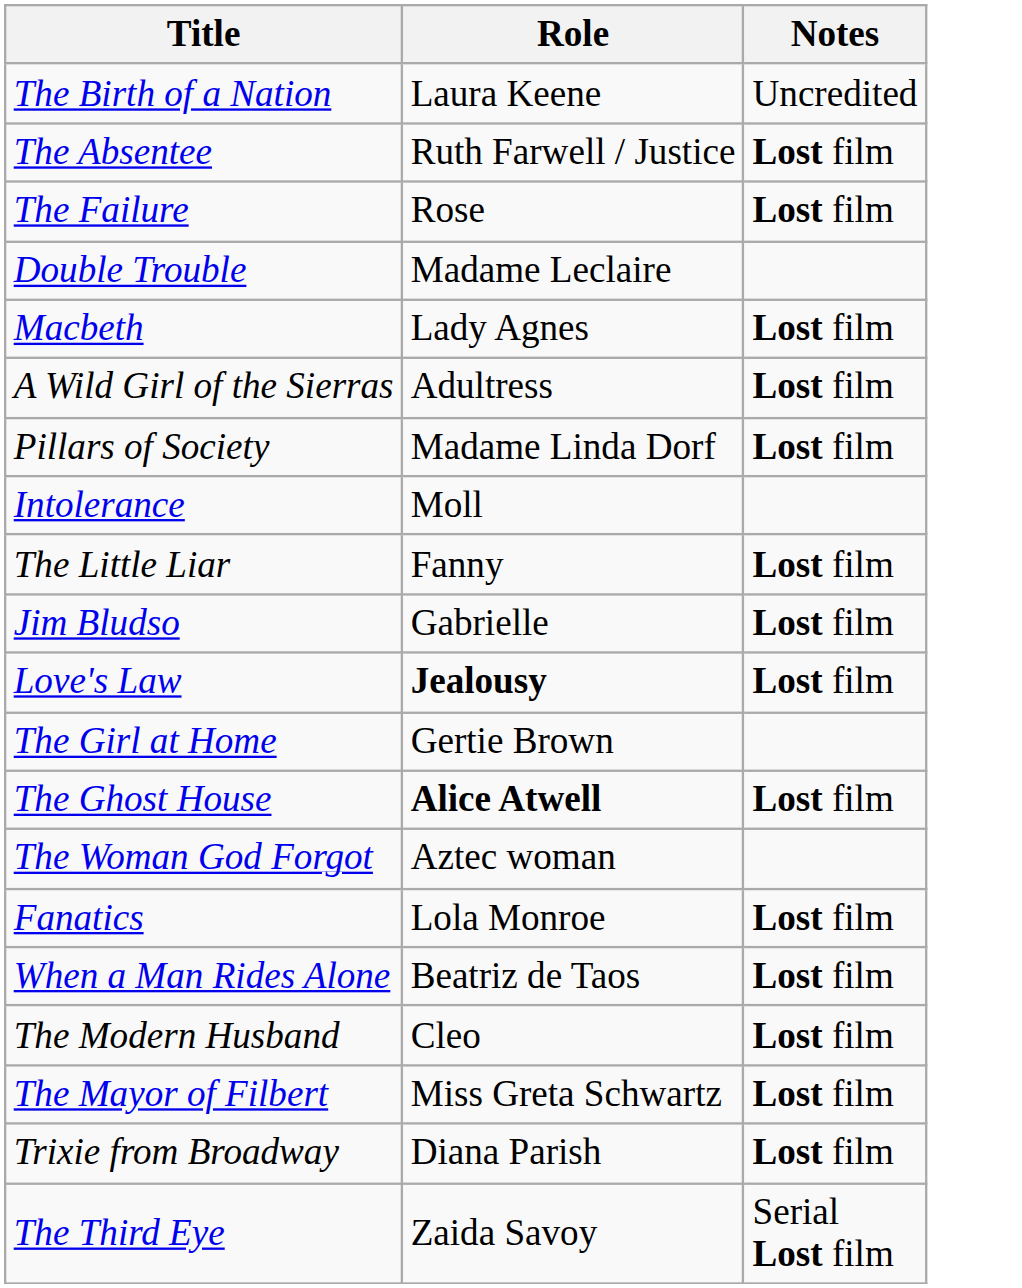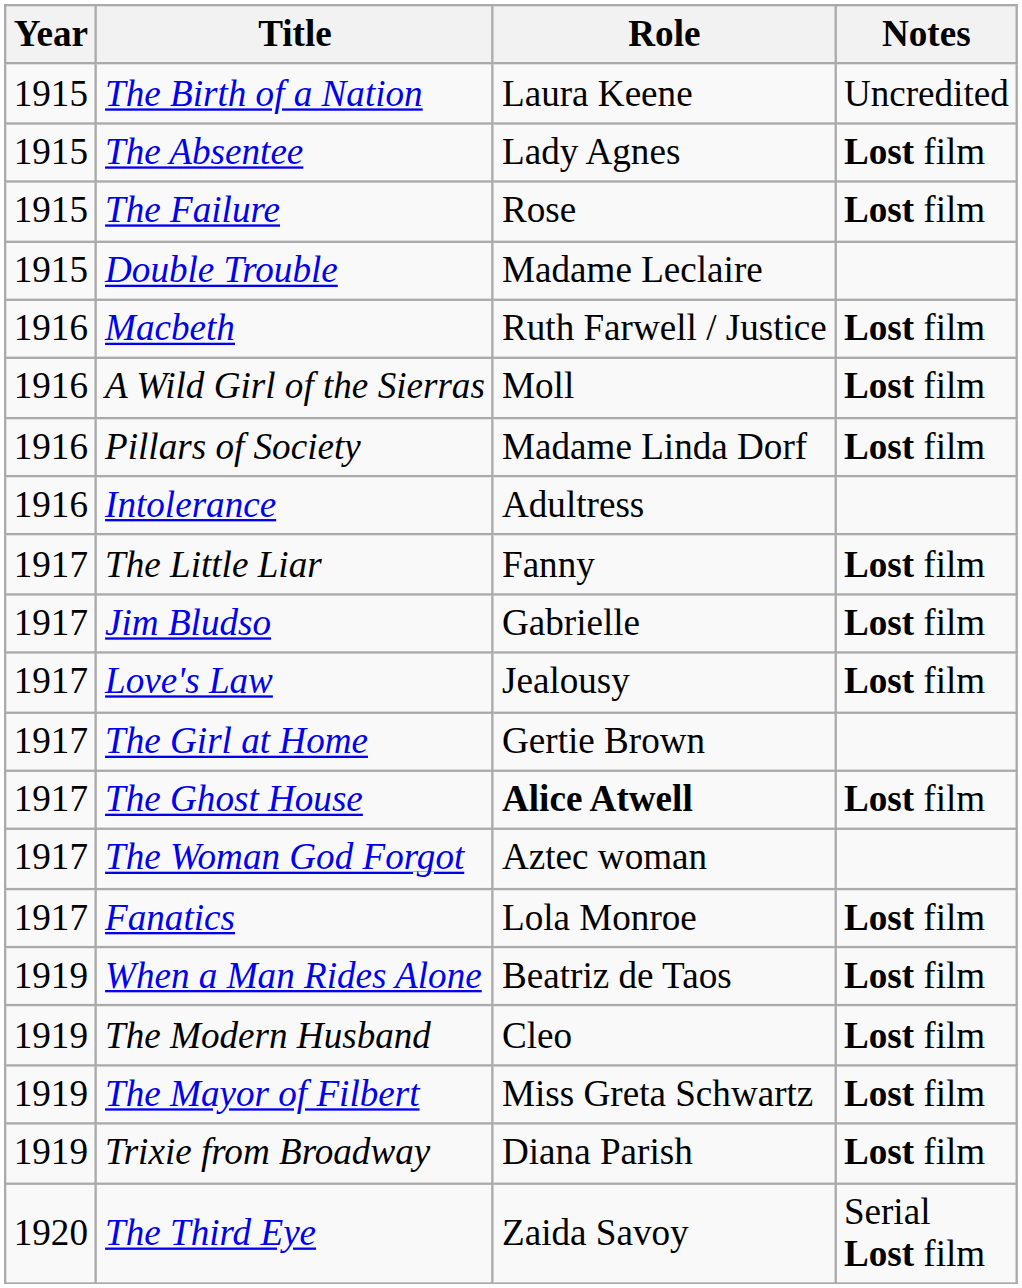+ column: (51, 33)
(573, 151) Ruth Farwell / Justice -> (591, 151) Lady Agnes
(500, 328) Lady Agnes -> (664, 328) Ruth Farwell / Justice
(482, 387) Adultress -> (538, 387) Moll
(447, 504) Moll -> (573, 504) Adultress
(479, 681) bold -> (566, 681) normal
